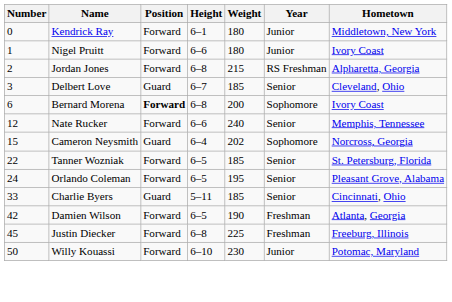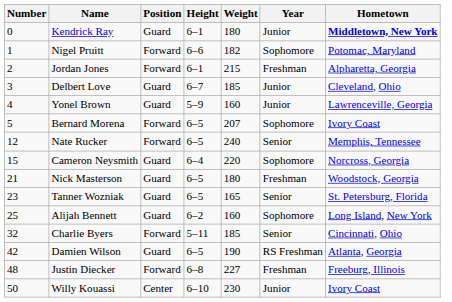(162, 32) Forward -> (157, 32) Guard
(384, 32) normal -> (383, 32) bold
(236, 50) 180 -> (232, 50) 182
(280, 50) Junior -> (288, 50) Sophomore
(358, 50) Ivory Coast -> (372, 50) Potomac, Maryland
(199, 68) 6–8 -> (195, 68) 6–1
(297, 68) RS Freshman -> (285, 68) Freshman
(281, 87) Senior -> (277, 87) Junior
+ row: (81, 105)
(10, 105) 6 -> (10, 123) 5
(164, 105) bold -> (162, 123) normal
(199, 105) 6–8 -> (195, 123) 6–5
(236, 105) 200 -> (232, 123) 207
(199, 123) 6–6 -> (195, 141) 6–5
(236, 141) 202 -> (232, 160) 220
+ row: (87, 178)
(12, 160) 22 -> (12, 196) 23
(162, 160) Forward -> (157, 196) Guard
(236, 160) 185 -> (232, 196) 165
- row: (91, 178)
+ row: (84, 215)
(12, 196) 33 -> (12, 233) 32
(157, 196) Guard -> (162, 233) Forward
(162, 215) Forward -> (157, 251) Guard
(288, 215) Freshman -> (293, 251) RS Freshman
(12, 233) 45 -> (12, 269) 48
(236, 233) 225 -> (232, 269) 227
(162, 251) Forward -> (158, 288) Center
(375, 251) Potomac, Maryland -> (354, 288) Ivory Coast
